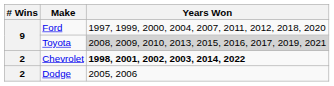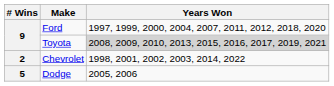(167, 58) bold -> (167, 58) normal
(22, 74) 2 -> (22, 74) 5
